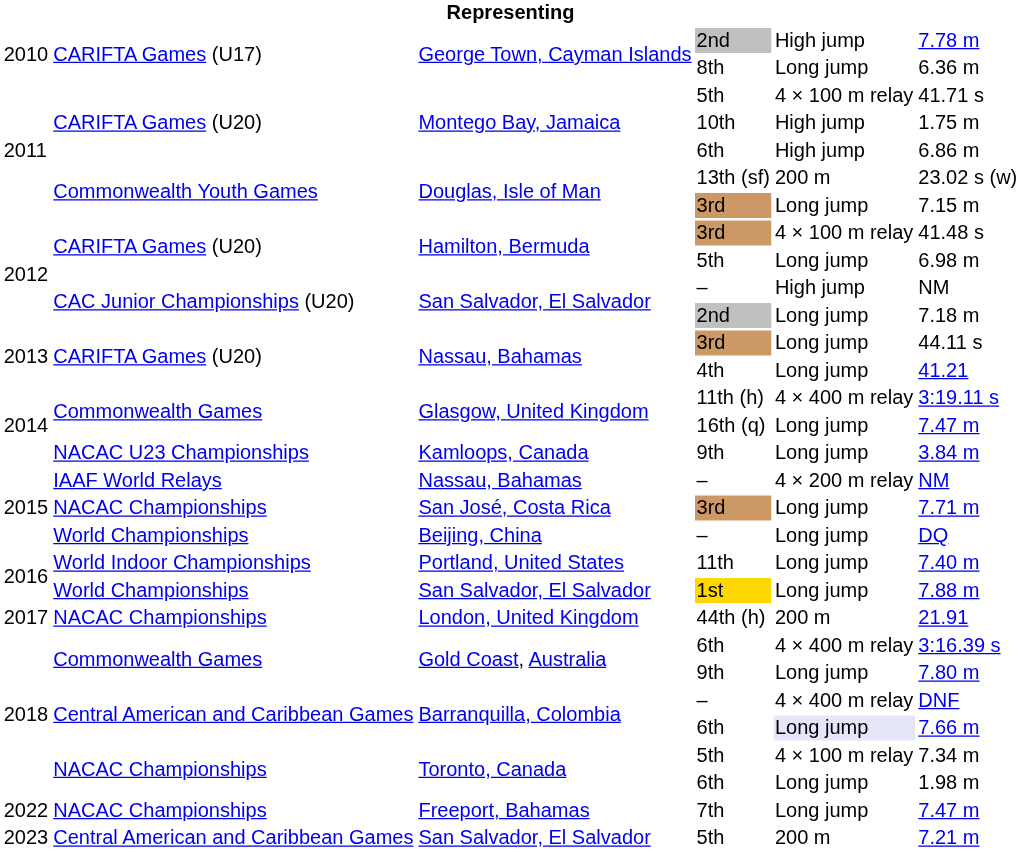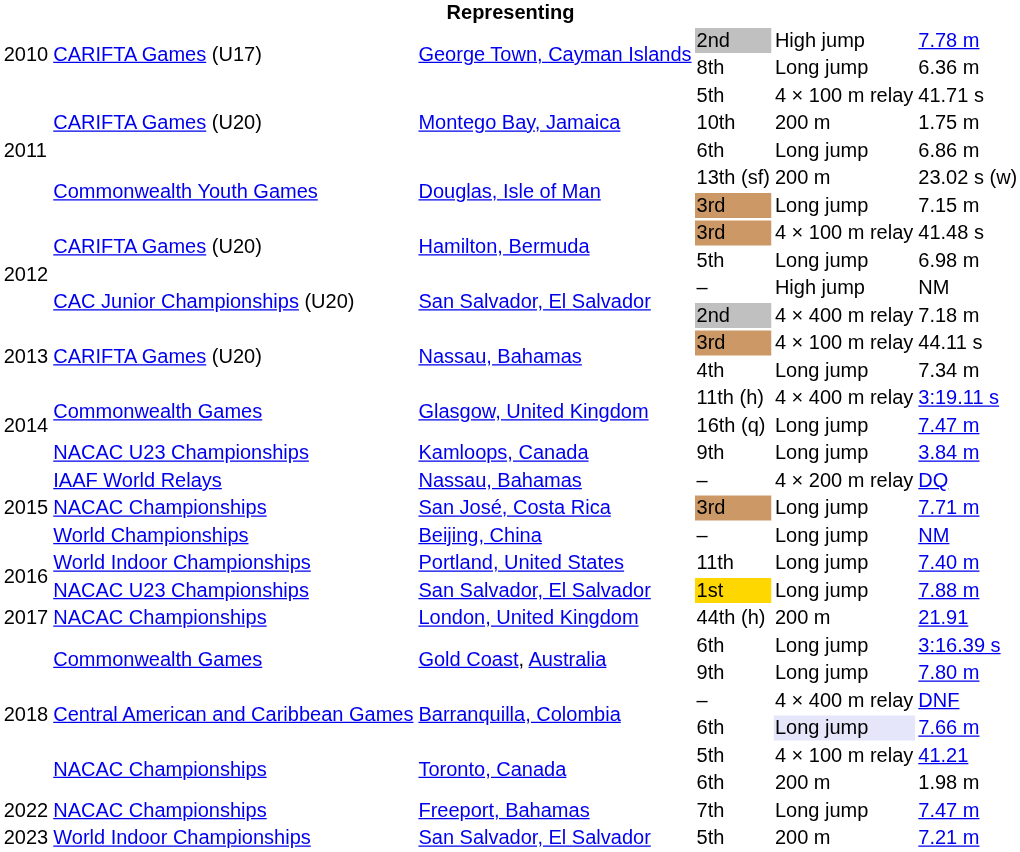(820, 122) High jump -> (803, 122) 200 m
(820, 150) High jump -> (822, 150) Long jump
(822, 315) Long jump -> (844, 315) 4 × 400 m relay
(822, 342) Long jump -> (844, 342) 4 × 100 m relay
(943, 370) 41.21 -> (949, 370) 7.34 m
(934, 480) NM -> (933, 480) DQ
(933, 535) DQ -> (934, 535) NM
(151, 590) World Championships -> (181, 590) NACAC U23 Championships
(844, 645) 4 × 400 m relay -> (822, 645) Long jump
(949, 755) 7.34 m -> (943, 755) 41.21
(822, 782) Long jump -> (803, 782) 200 m
(233, 837) Central American and Caribbean Games -> (182, 837) World Indoor Championships
